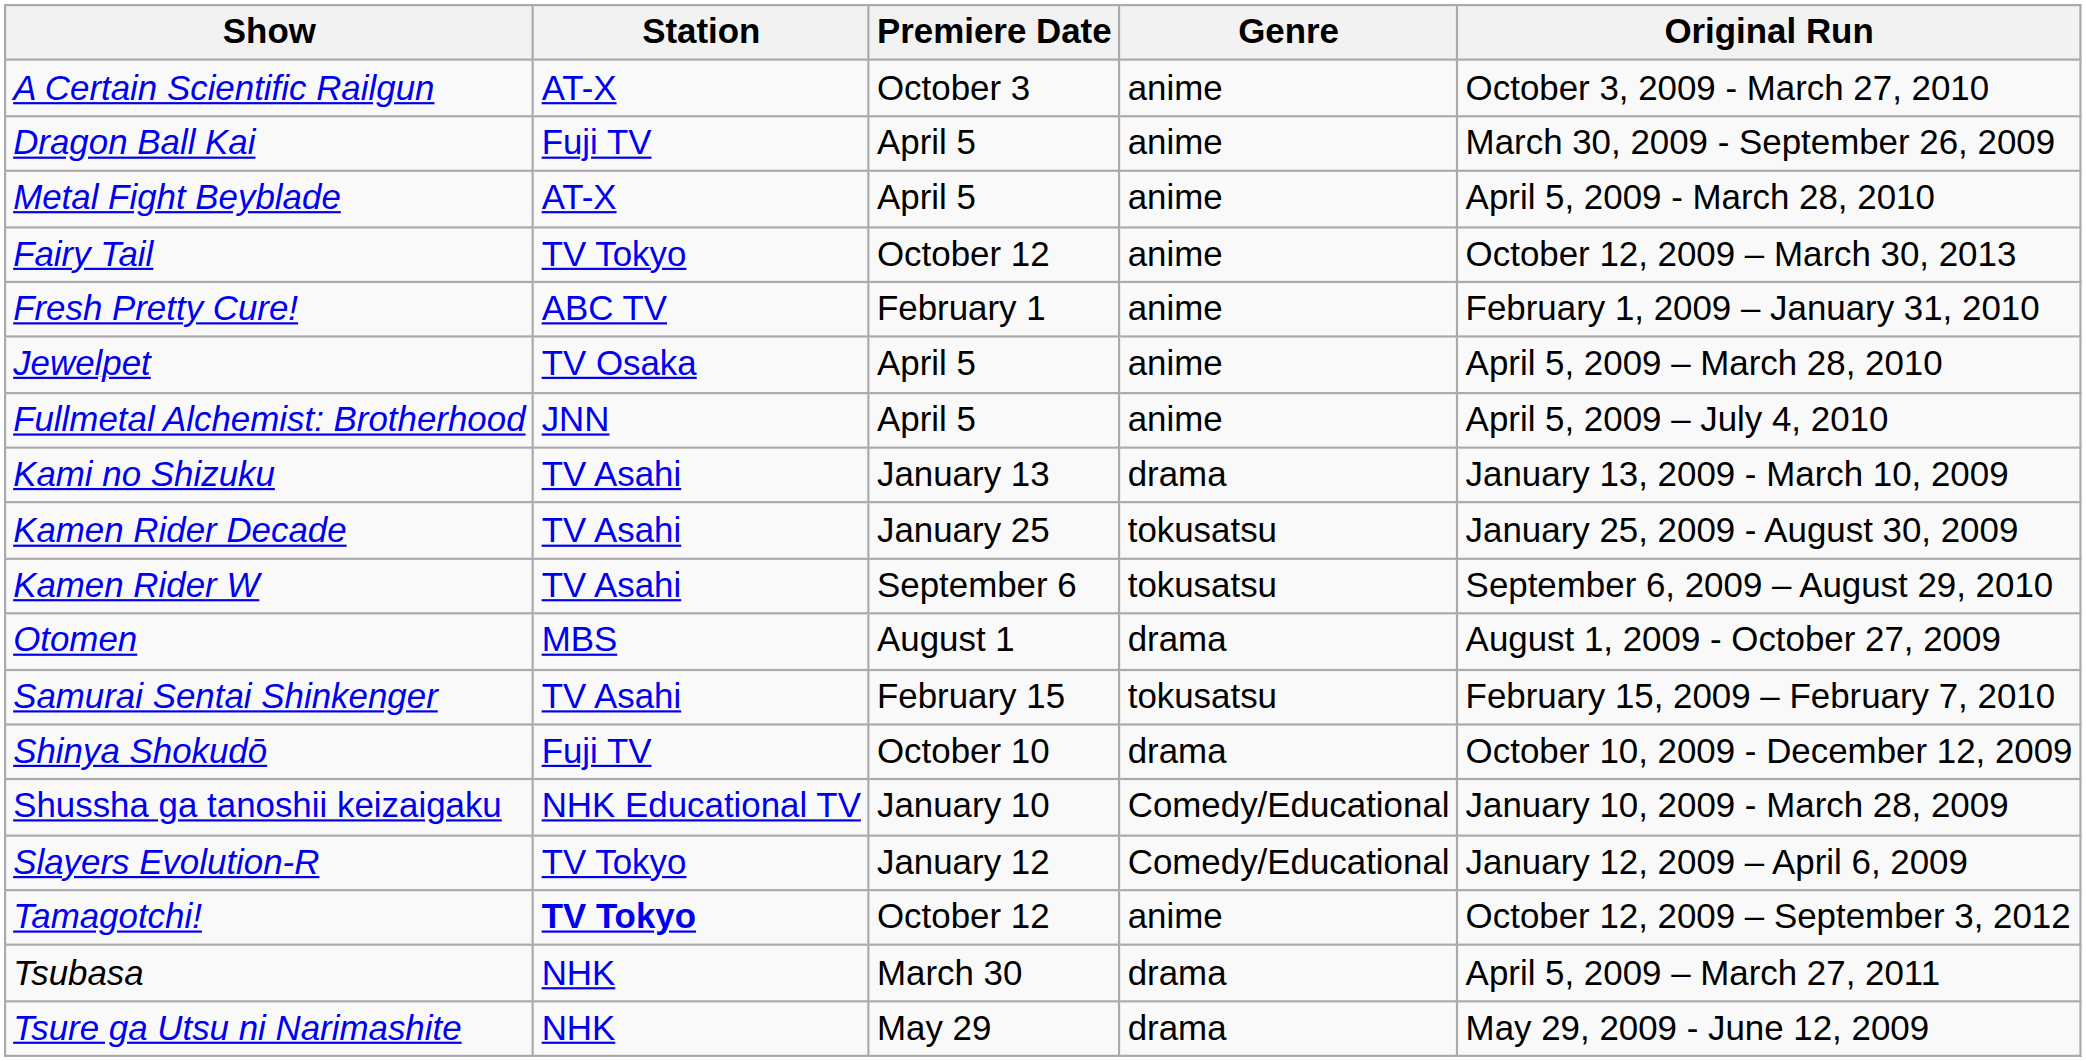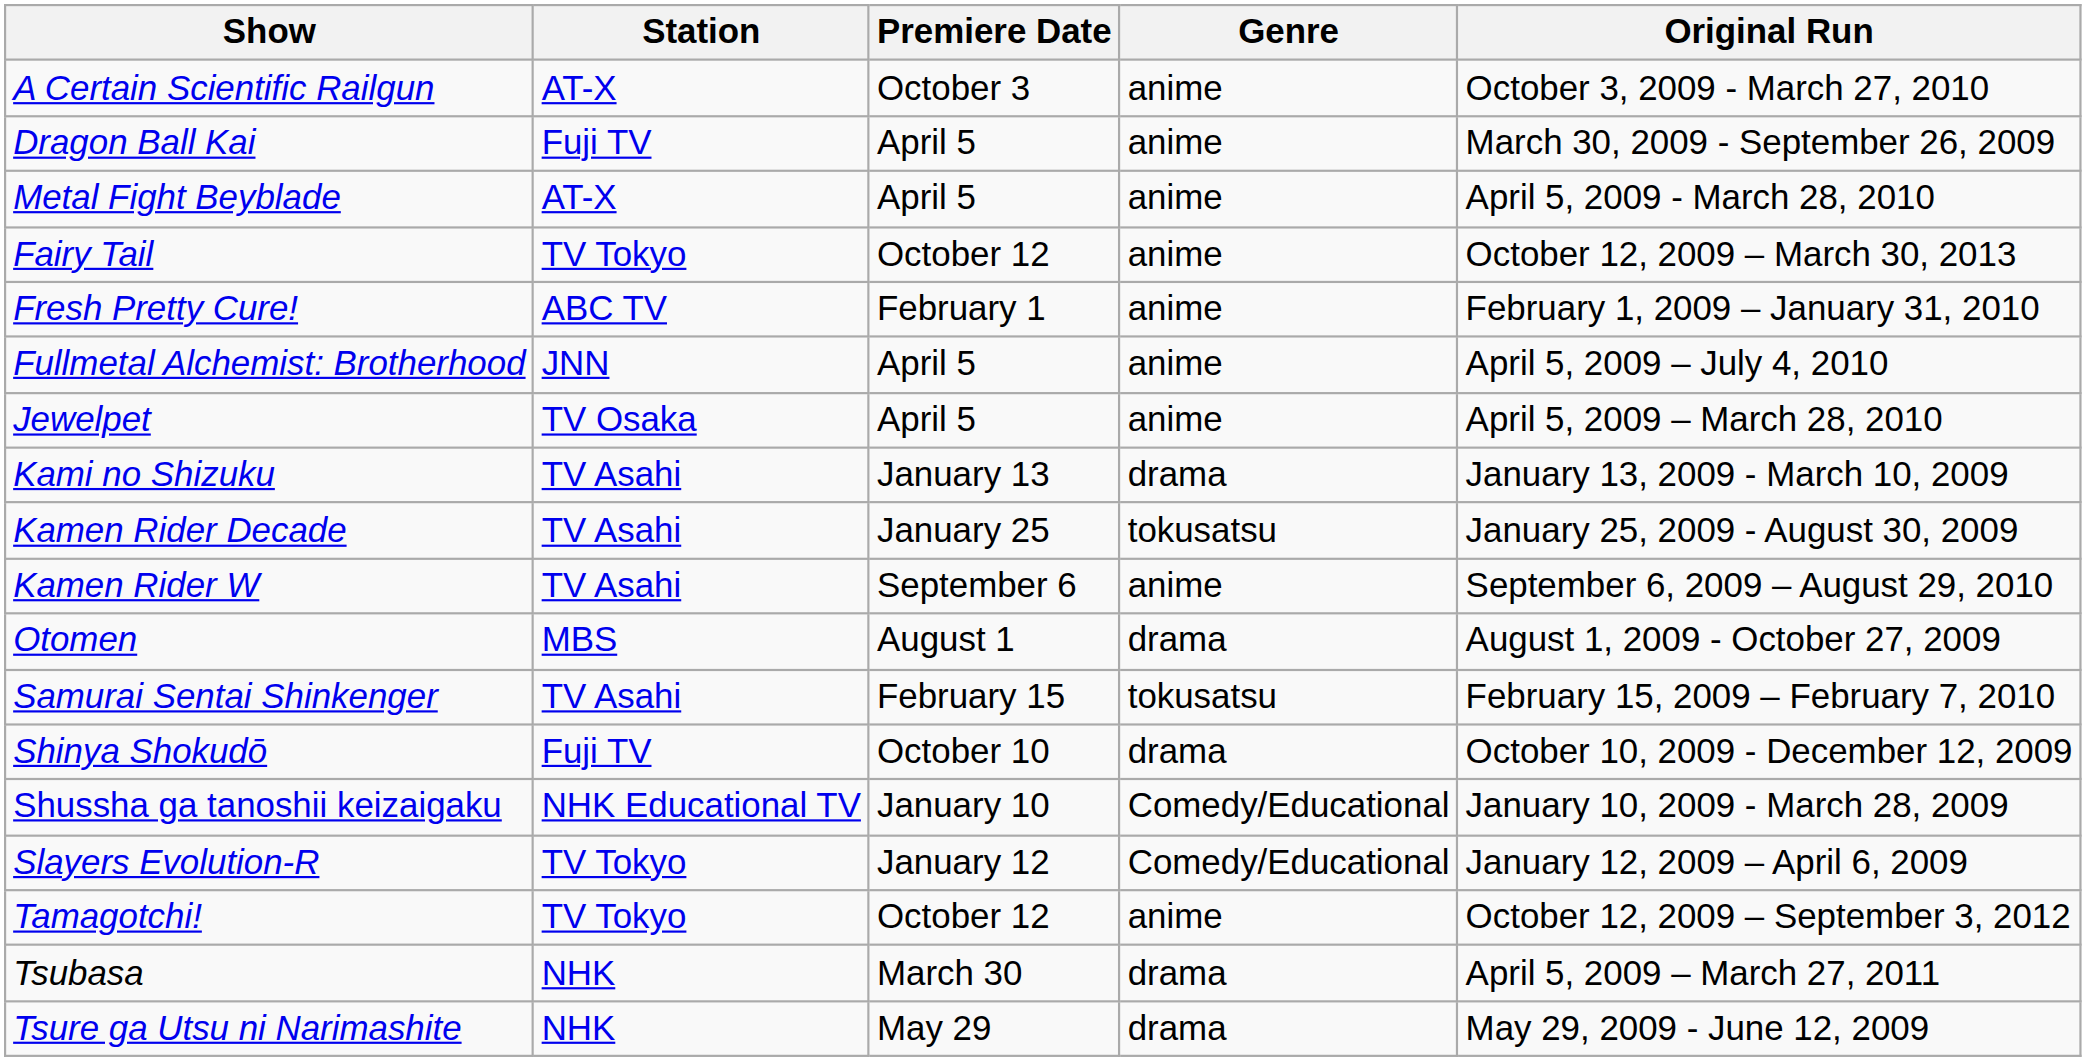rows swapped: (269, 419) <-> (82, 364)
(1202, 585) tokusatsu -> (1175, 585) anime
(619, 917) bold -> (614, 917) normal
